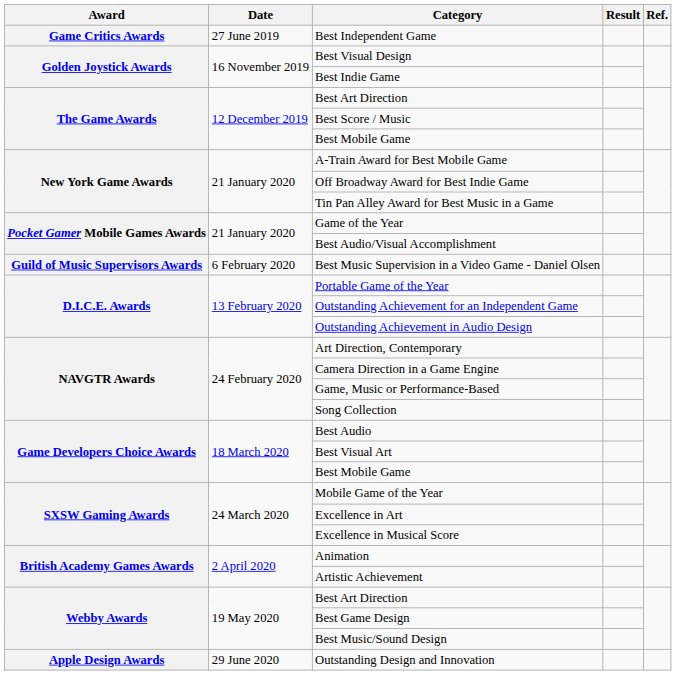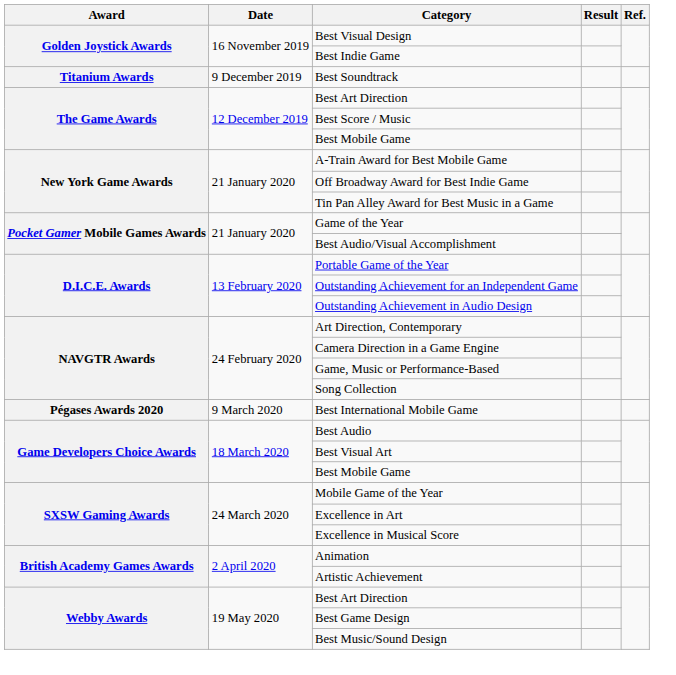- row: (107, 35)
+ row: (107, 77)
- row: (107, 264)
+ row: (107, 410)
- row: (107, 659)
